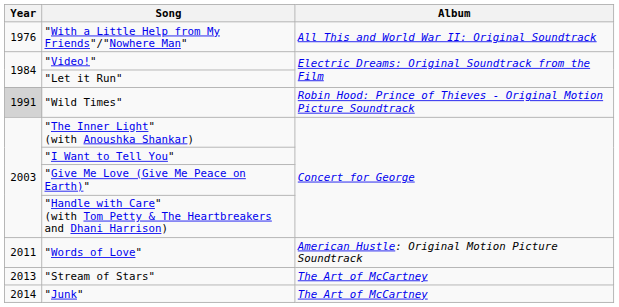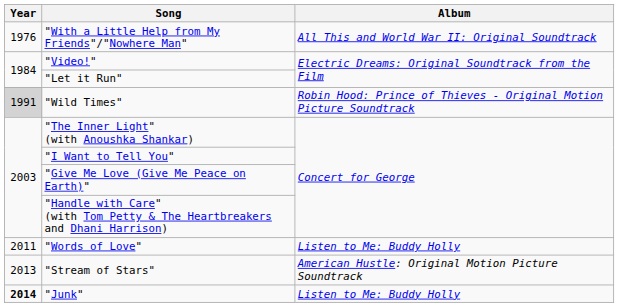(428, 252) American Hustle: Original Motion Picture Soundtrack -> (379, 246) Listen to Me: Buddy Holly
(363, 276) The Art of McCartney -> (428, 270) American Hustle: Original Motion Picture Soundtrack
(23, 294) normal -> (23, 294) bold
(363, 294) The Art of McCartney -> (379, 294) Listen to Me: Buddy Holly
